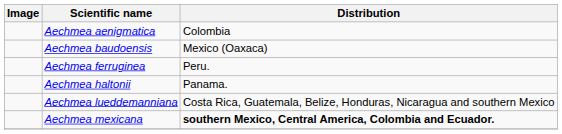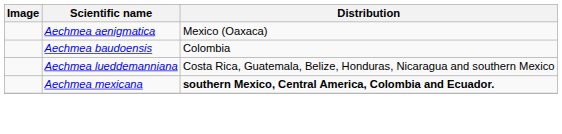(207, 31) Colombia -> (225, 31) Mexico (Oaxaca)
(225, 48) Mexico (Oaxaca) -> (207, 48) Colombia
- row: (95, 66)
- row: (87, 84)
